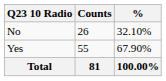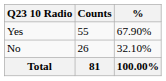rows swapped: (15, 48) <-> (14, 31)
